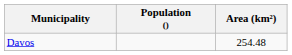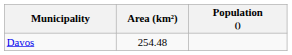columns swapped: (166, 19) <-> (251, 19)
